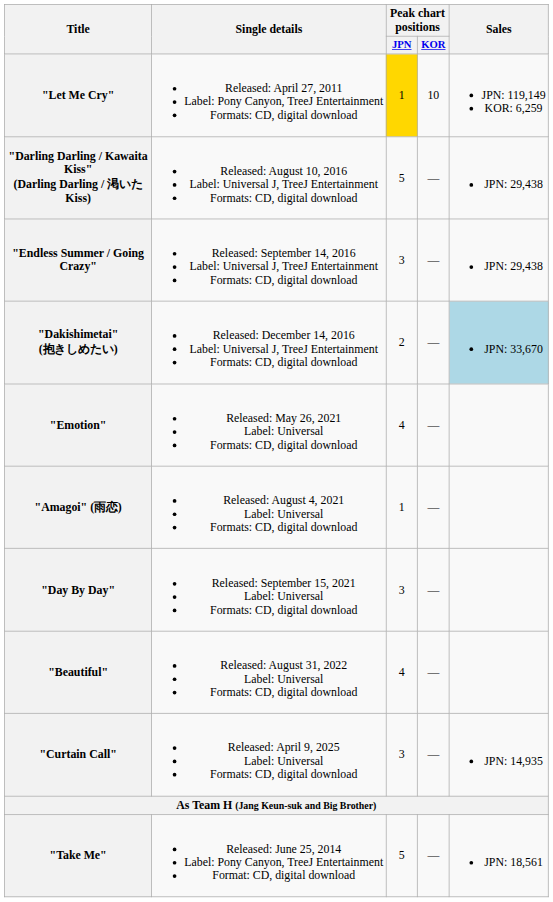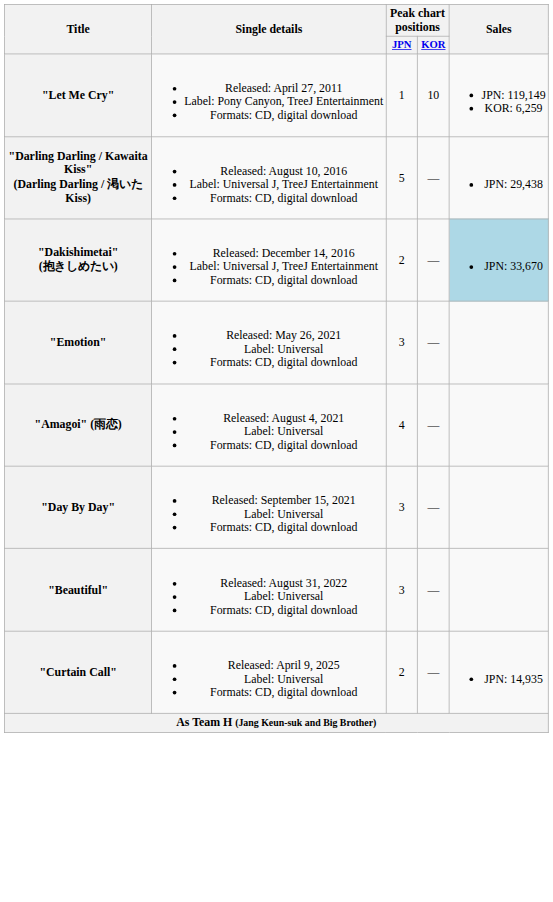(402, 95) gold background -> (402, 95) no background
- row: (78, 260)
(402, 425) 4 -> (402, 342) 3
(402, 507) 1 -> (402, 425) 4
(402, 672) 4 -> (402, 589) 3
(402, 754) 3 -> (402, 672) 2
- row: (78, 855)
